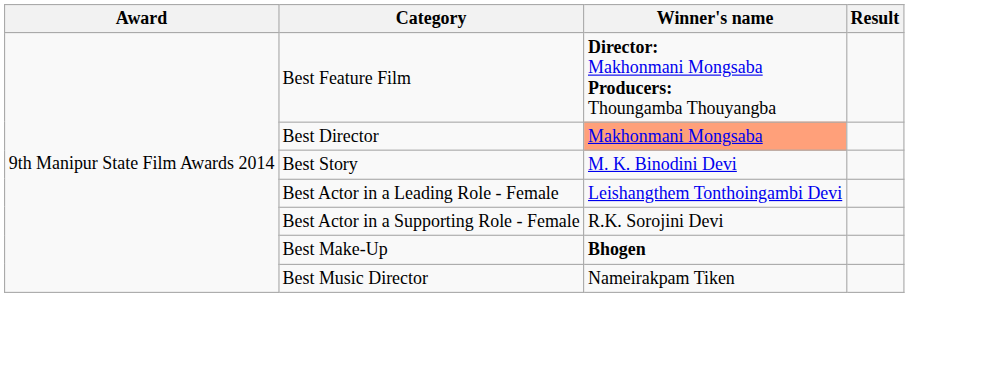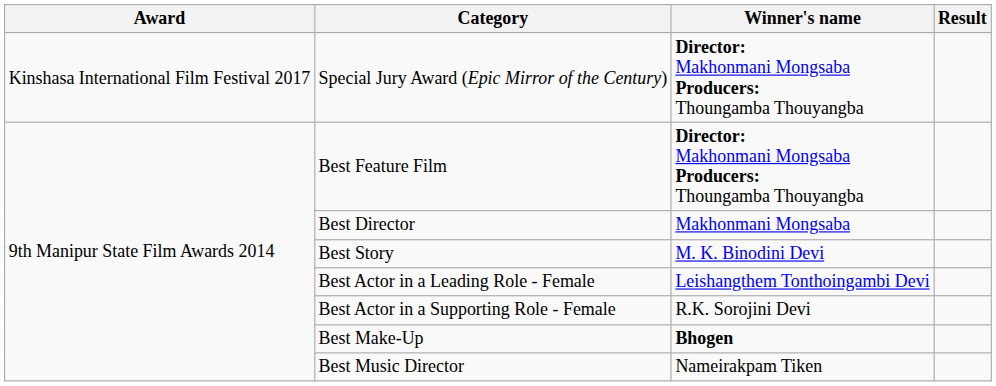+ row: (493, 77)
(675, 136) lightsalmon background -> (763, 224) no background
